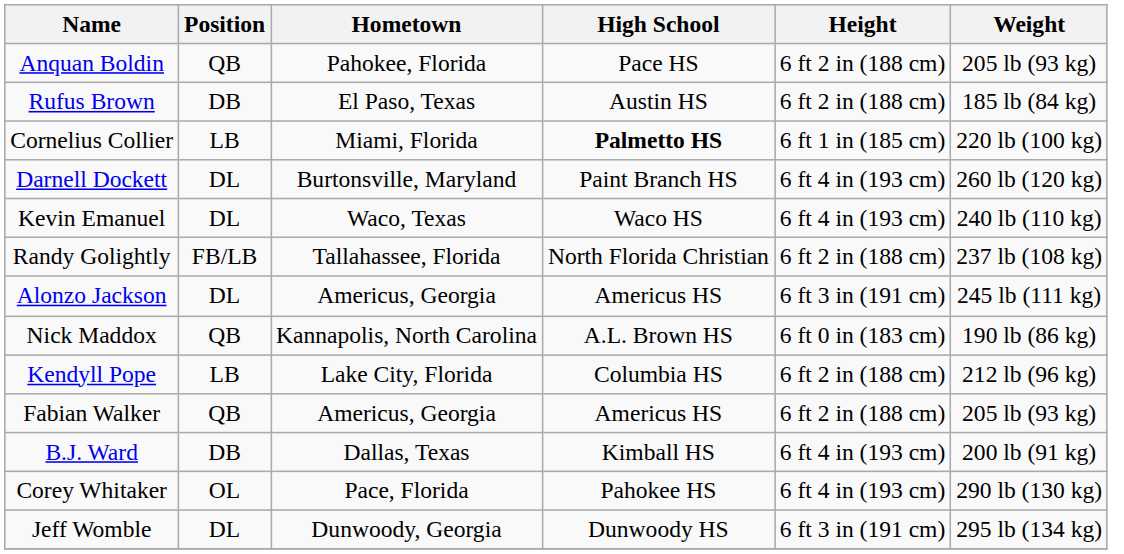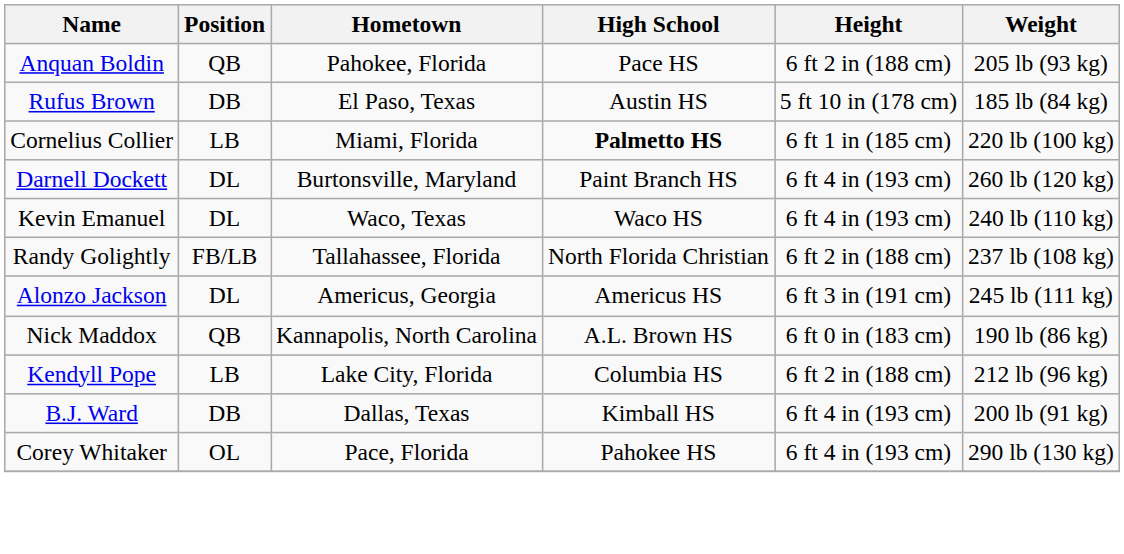(863, 101) 6 ft 2 in (188 cm) -> (868, 101) 5 ft 10 in (178 cm)
- row: (92, 412)
- row: (92, 529)
